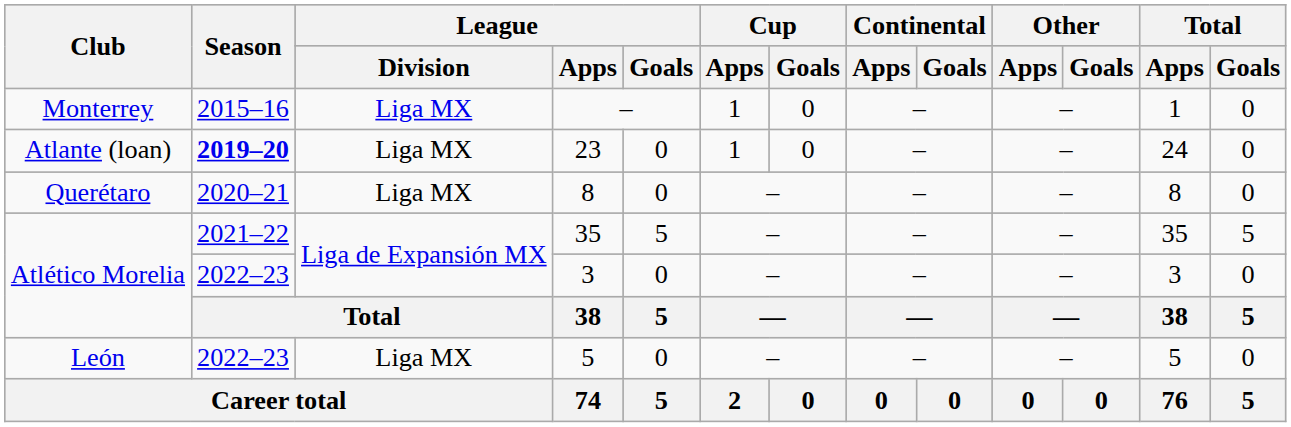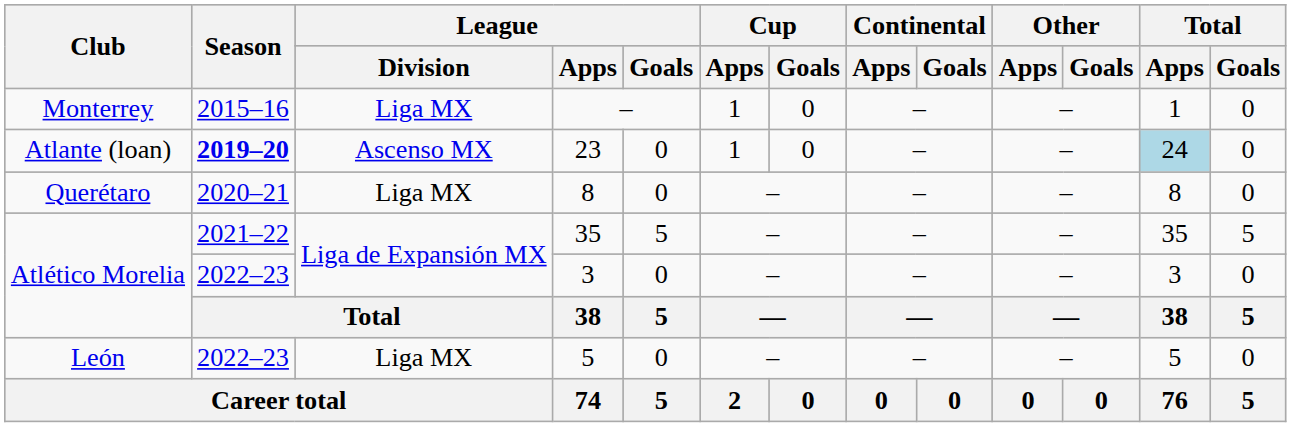(424, 150) Liga MX -> (424, 150) Ascenso MX
(1175, 150) no background -> (1175, 150) lightblue background
